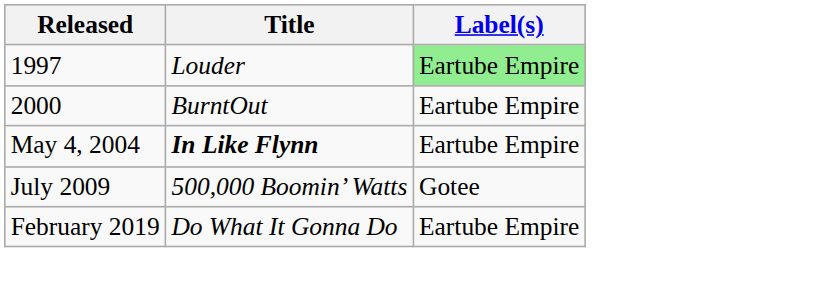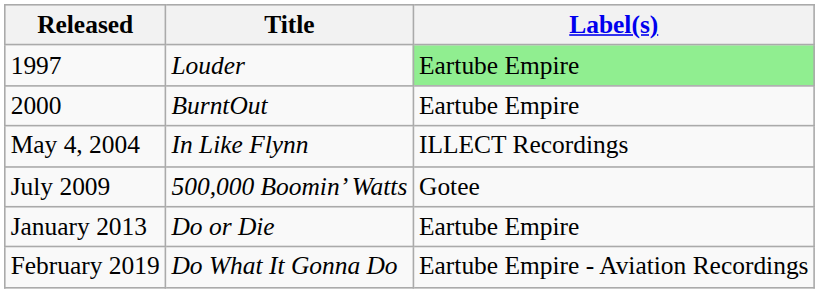(245, 145) bold -> (240, 145) normal
(499, 145) Eartube Empire -> (524, 145) ILLECT Recordings
+ row: (79, 226)
(499, 226) Eartube Empire -> (614, 266) Eartube Empire - Aviation Recordings
